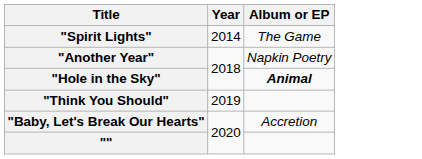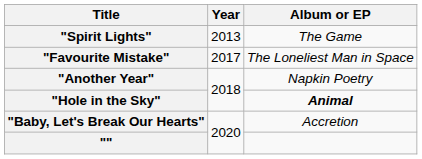(226, 36) 2014 -> (226, 36) 2013
+ row: (106, 57)
- row: (106, 100)
